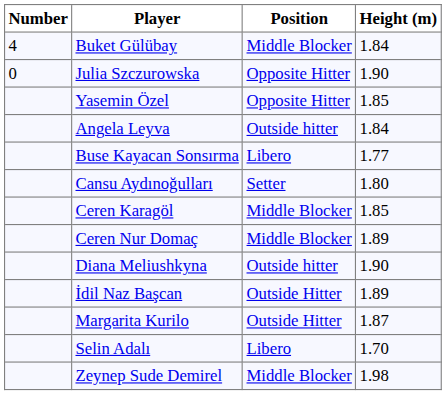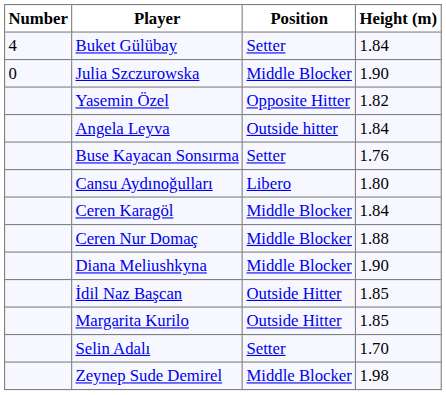(299, 45) Middle Blocker -> (266, 45) Setter
(298, 73) Opposite Hitter -> (299, 73) Middle Blocker
(374, 100) 1.85 -> (374, 100) 1.82
(269, 155) Libero -> (266, 155) Setter
(374, 155) 1.77 -> (374, 155) 1.76
(266, 183) Setter -> (269, 183) Libero
(374, 210) 1.85 -> (374, 210) 1.84
(374, 238) 1.89 -> (374, 238) 1.88
(292, 265) Outside hitter -> (299, 265) Middle Blocker
(374, 293) 1.89 -> (374, 293) 1.85
(374, 320) 1.87 -> (374, 320) 1.85
(269, 348) Libero -> (266, 348) Setter
